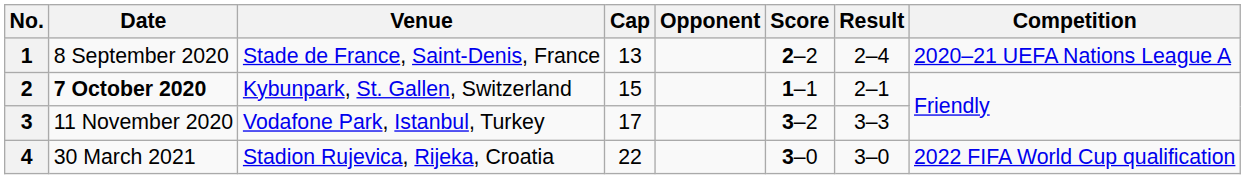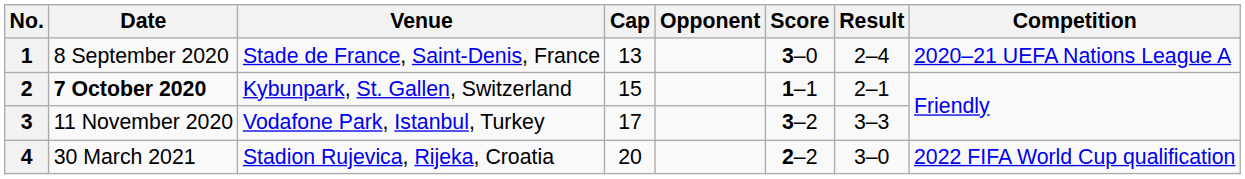(800, 55) 2–2 -> (800, 55) 3–0
(630, 156) 22 -> (630, 156) 20
(800, 156) 3–0 -> (800, 156) 2–2
